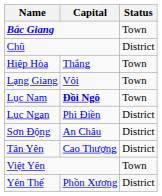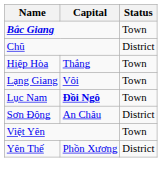- row: (28, 115)
- row: (25, 149)
